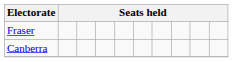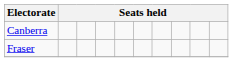rows swapped: (27, 48) <-> (21, 30)
